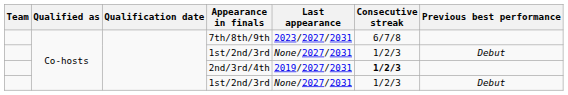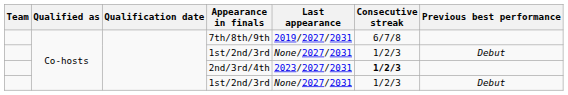(313, 38) 2023/2027/2031 -> (313, 38) 2019/2027/2031
(313, 68) 2019/2027/2031 -> (313, 68) 2023/2027/2031
